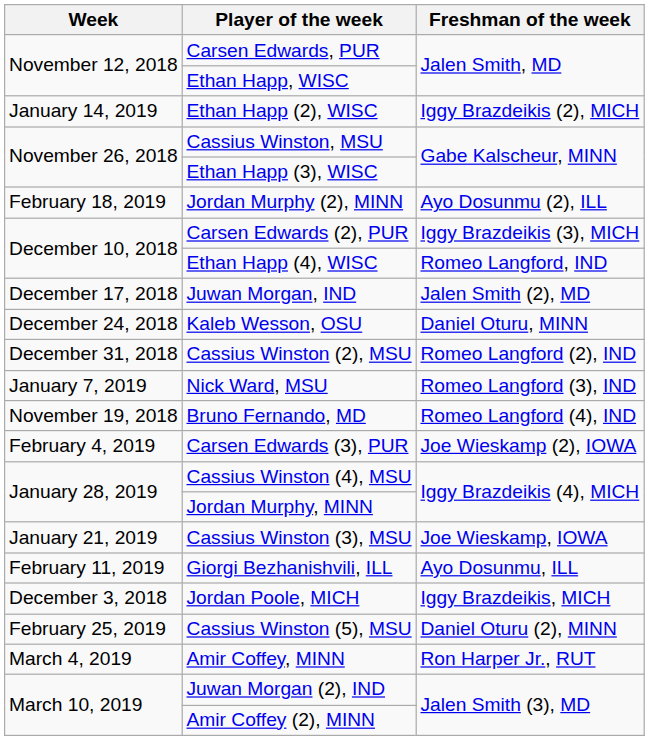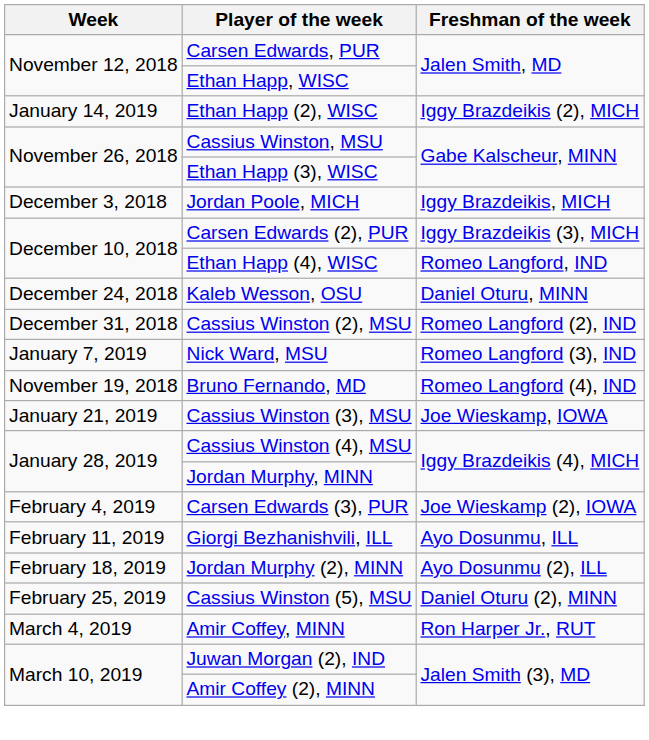rows swapped: (273, 598) <-> (295, 202)
- row: (271, 293)
rows swapped: (299, 537) <-> (297, 446)
